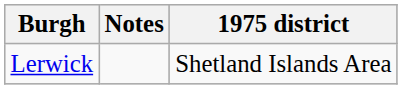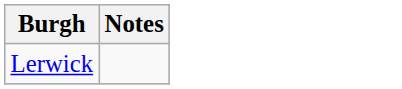- column: (283, 24)
